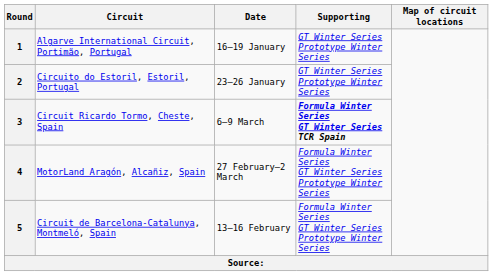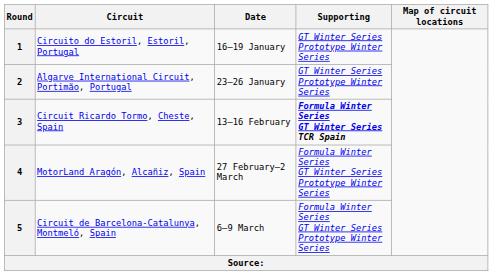(116, 47) Algarve International Circuit, Portimão, Portugal -> (113, 47) Circuito do Estoril, Estoril, Portugal
(113, 82) Circuito do Estoril, Estoril, Portugal -> (116, 82) Algarve International Circuit, Portimão, Portugal
(241, 122) 6–9 March -> (254, 122) 13–16 February
(254, 228) 13–16 February -> (241, 228) 6–9 March
